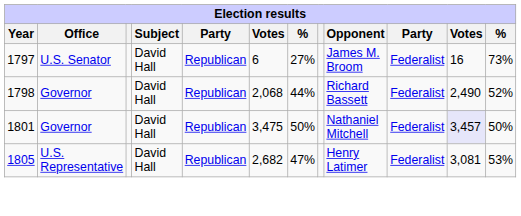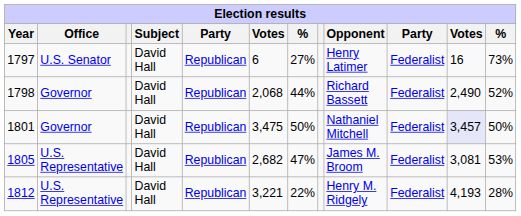(353, 60) James M. Broom -> (347, 60) Henry Latimer
(347, 160) Henry Latimer -> (353, 160) James M. Broom
+ row: (21, 193)
